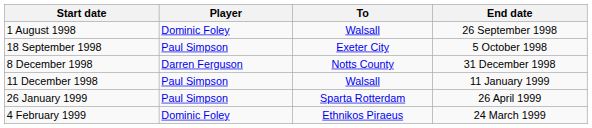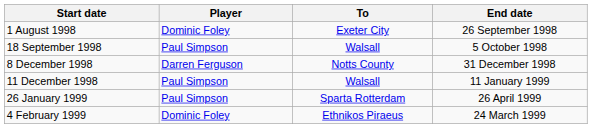(363, 30) Walsall -> (363, 30) Exeter City
(363, 47) Exeter City -> (363, 47) Walsall
